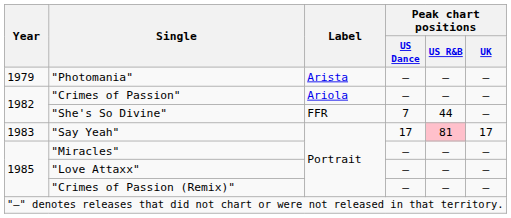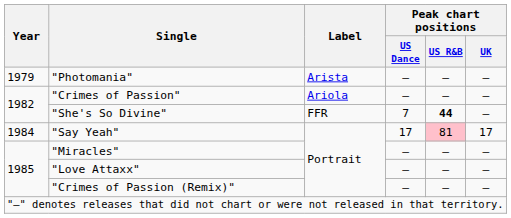(446, 113) normal -> (446, 113) bold
(21, 132) 1983 -> (21, 132) 1984
